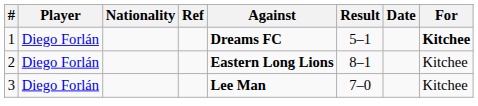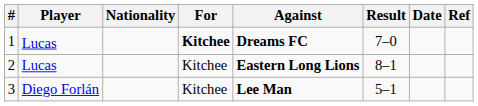columns swapped: (446, 16) <-> (193, 16)
(60, 39) Diego Forlán -> (39, 43) Lucas
(360, 39) 5–1 -> (386, 41) 7–0
(60, 62) Diego Forlán -> (39, 66) Lucas
(360, 85) 7–0 -> (386, 89) 5–1
